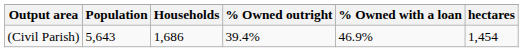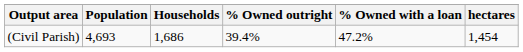(100, 36) 5,643 -> (100, 36) 4,693
(356, 36) 46.9% -> (356, 36) 47.2%
